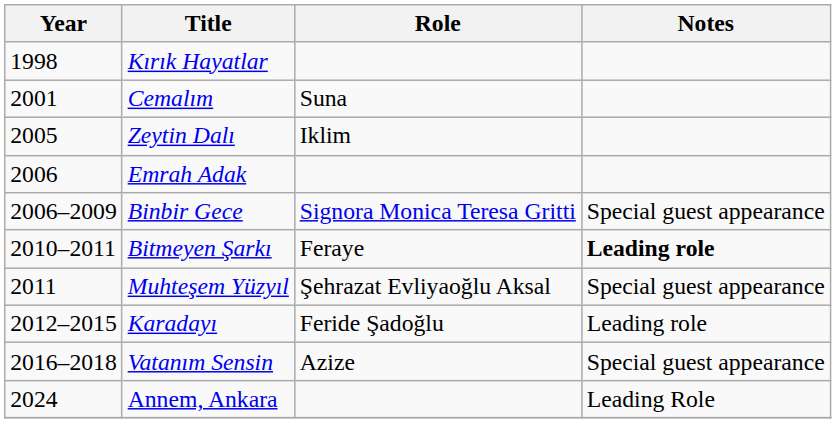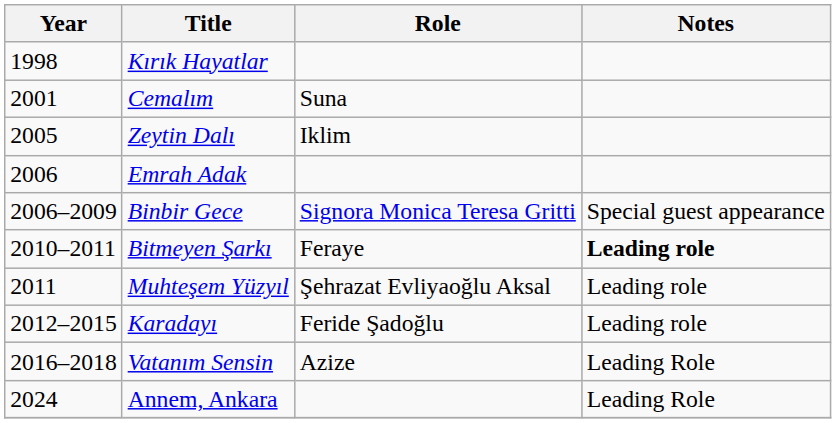(706, 286) Special guest appearance -> (647, 286) Leading role
(706, 361) Special guest appearance -> (651, 361) Leading Role
